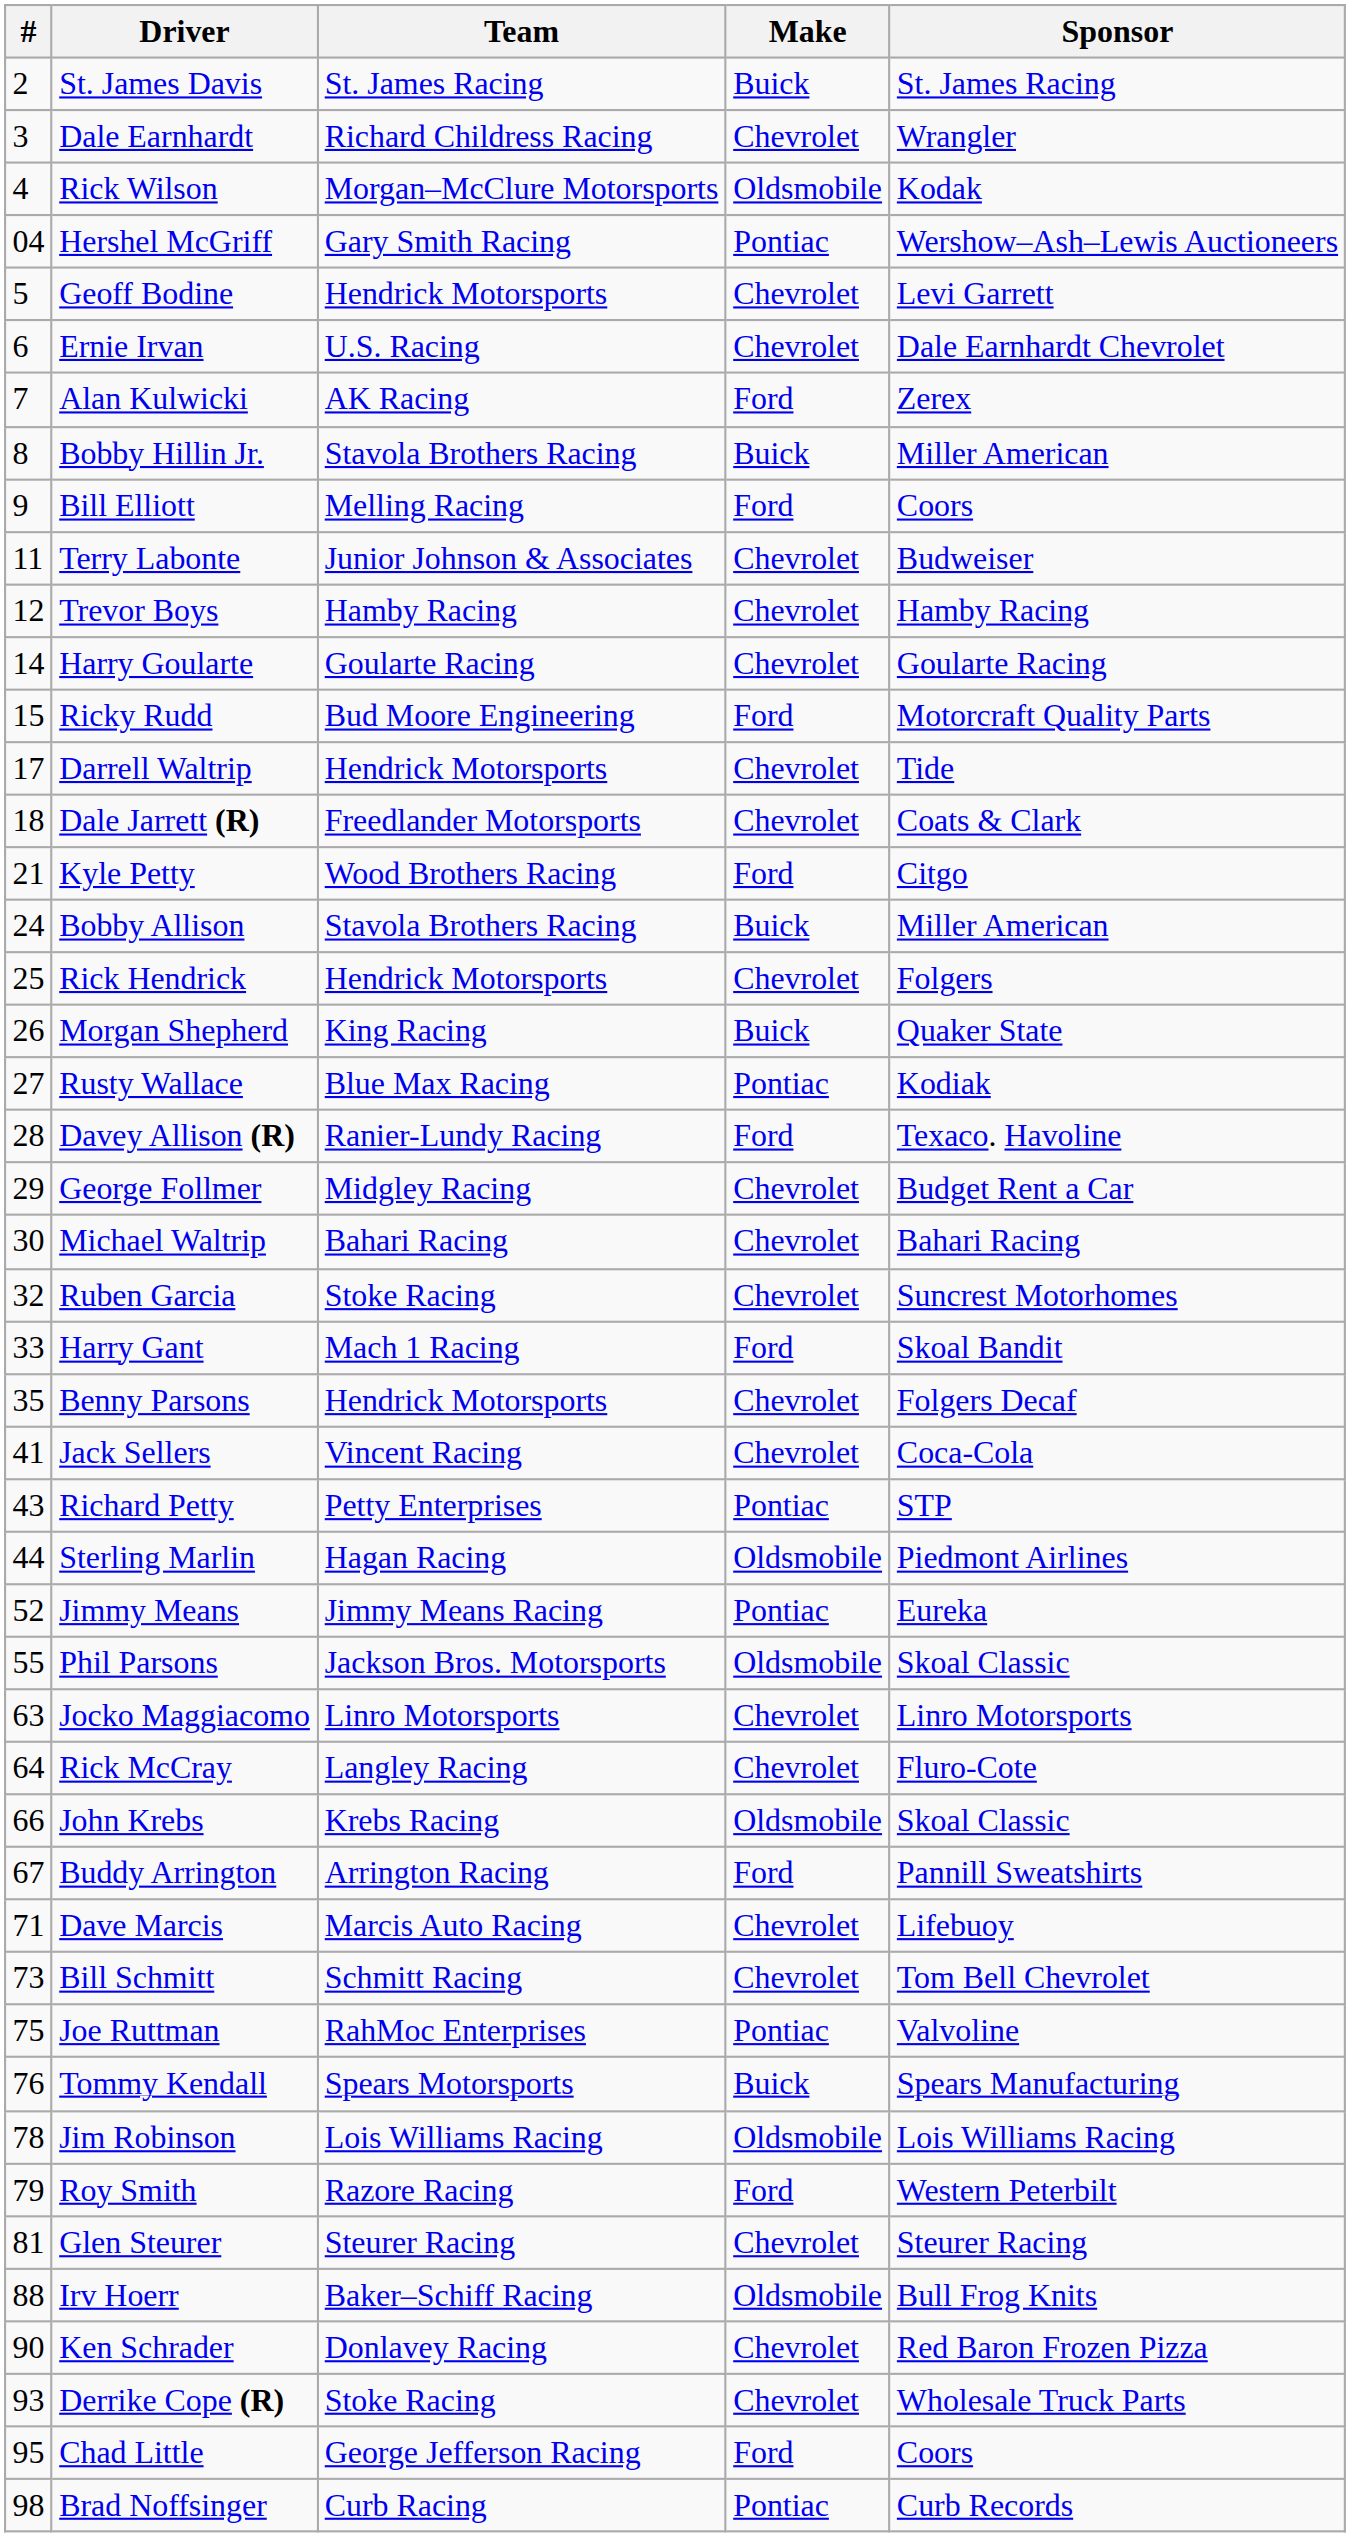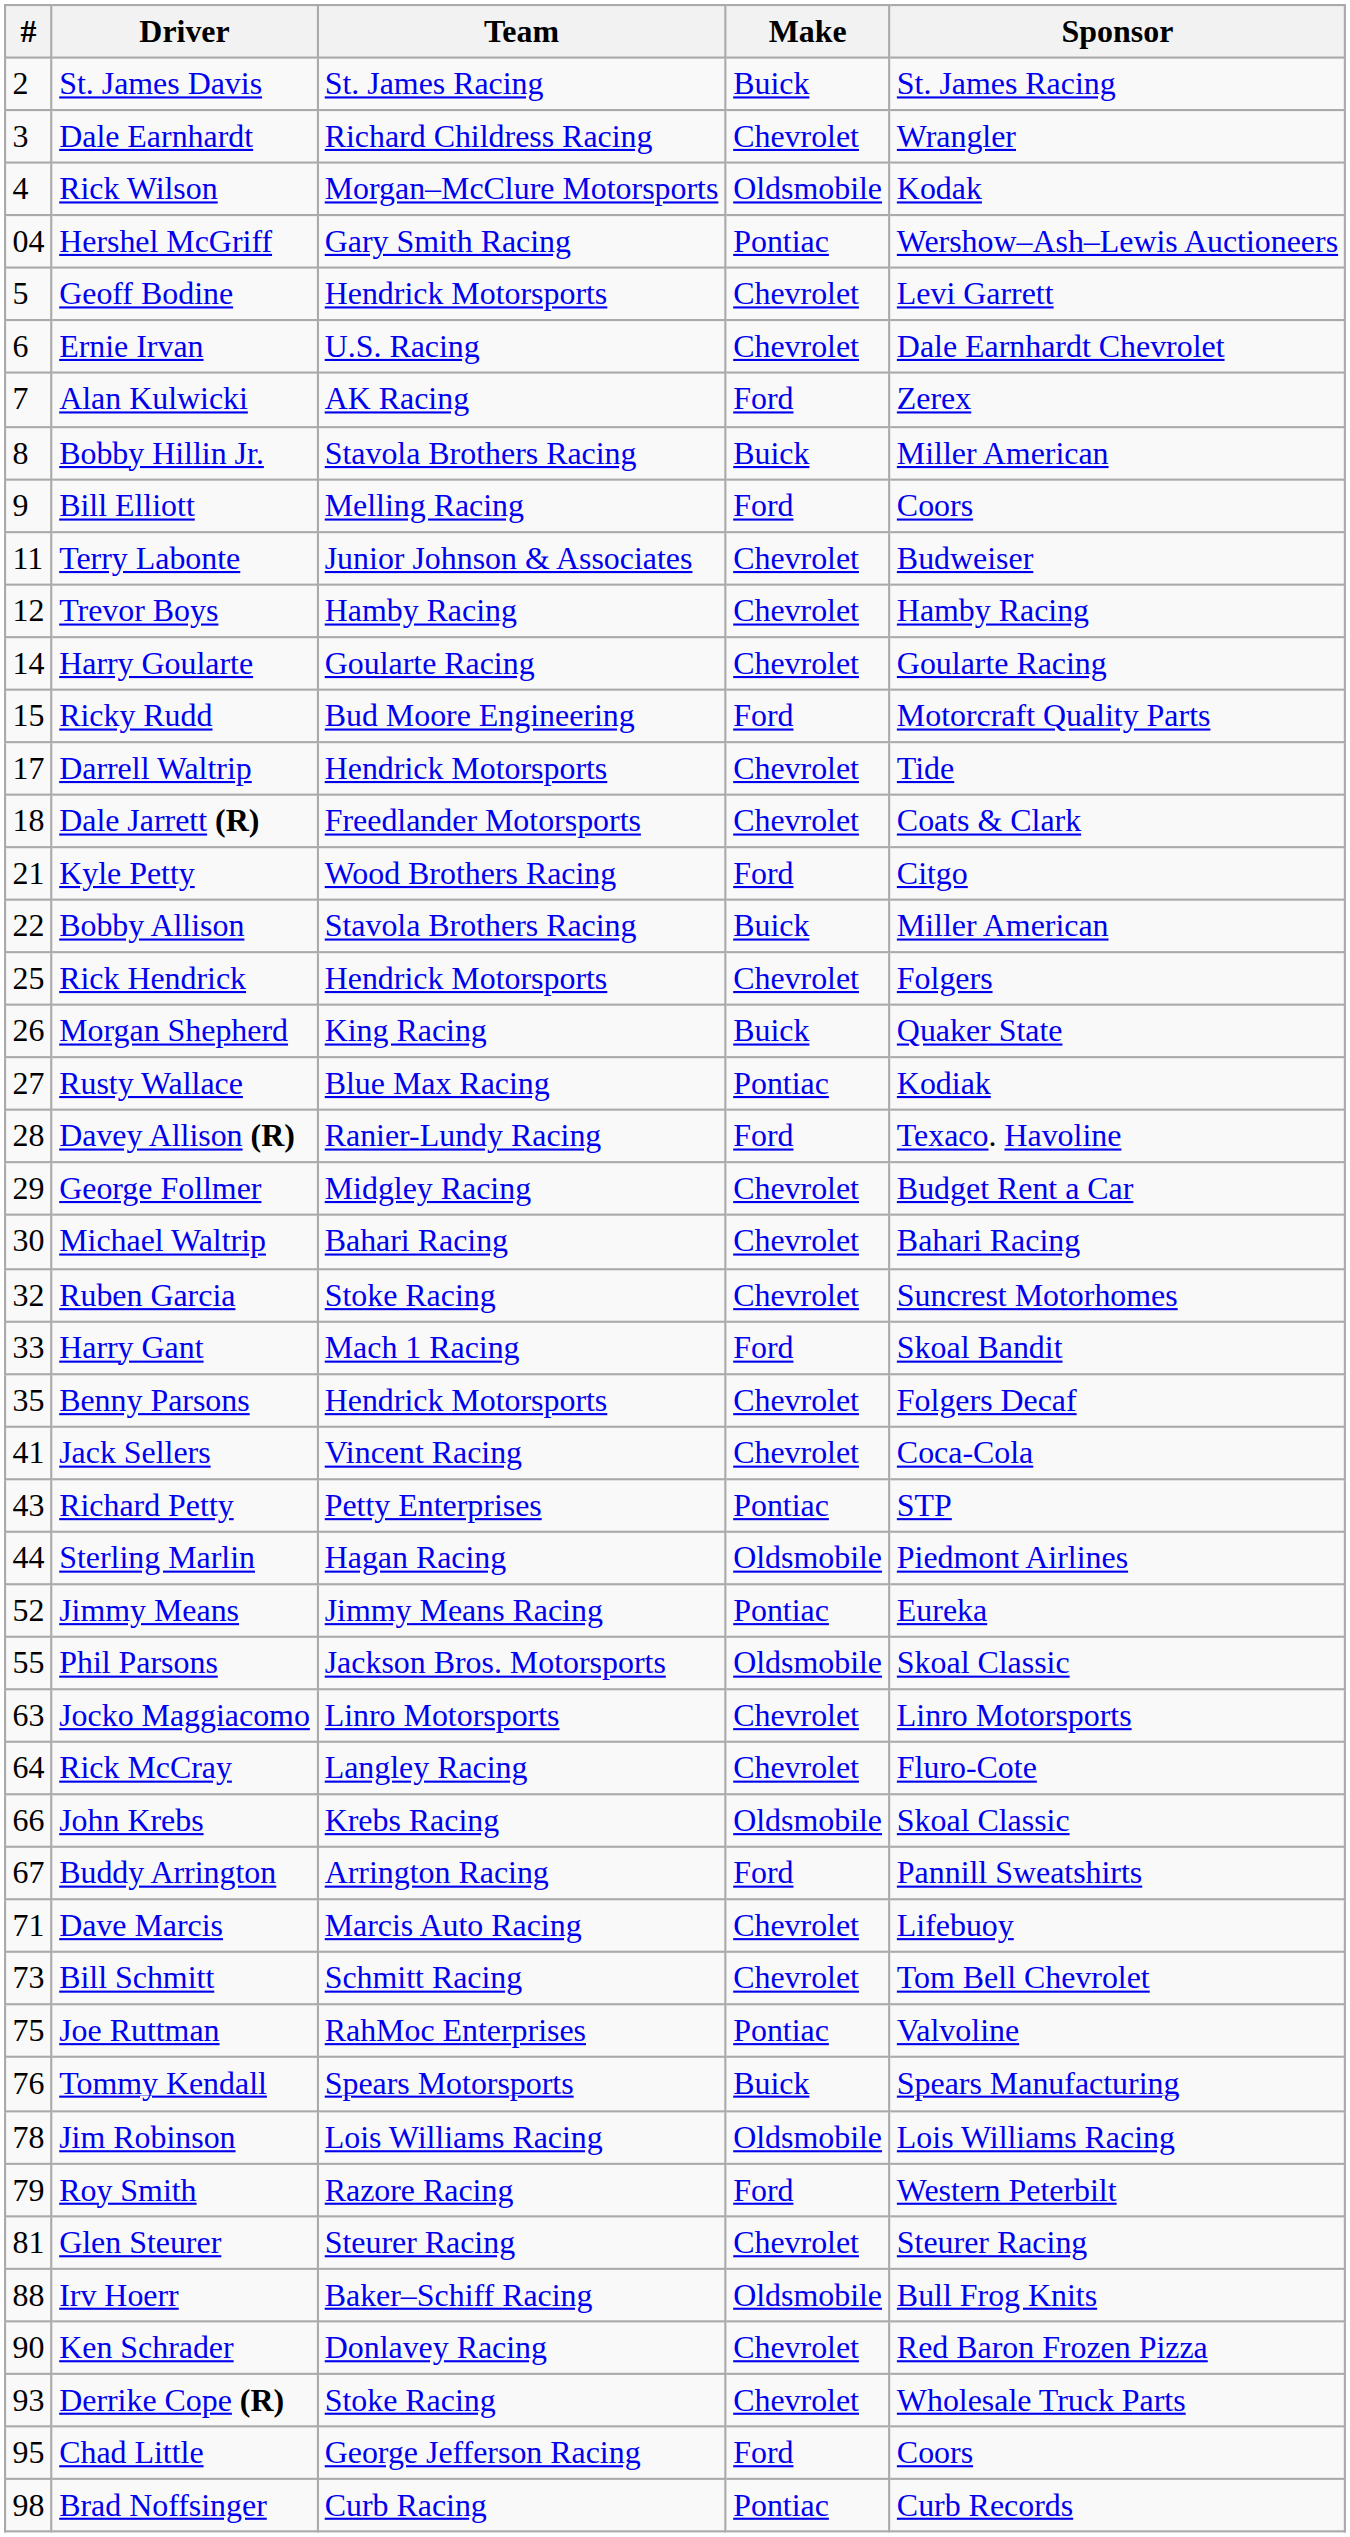(28, 925) 24 -> (28, 925) 22
